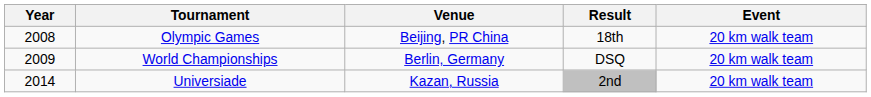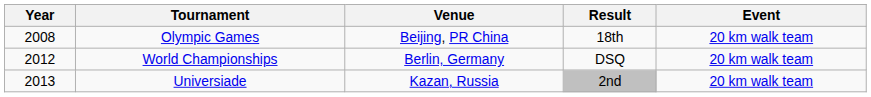(40, 59) 2009 -> (40, 59) 2012
(40, 81) 2014 -> (40, 81) 2013
